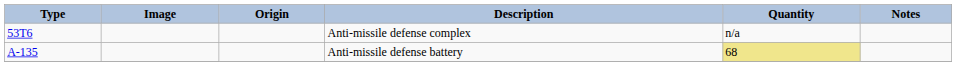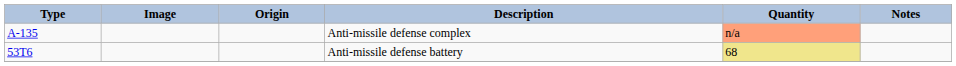(20, 33) 53Т6 -> (22, 33) А-135
(733, 33) no background -> (733, 33) lightsalmon background
(22, 52) А-135 -> (20, 52) 53Т6
